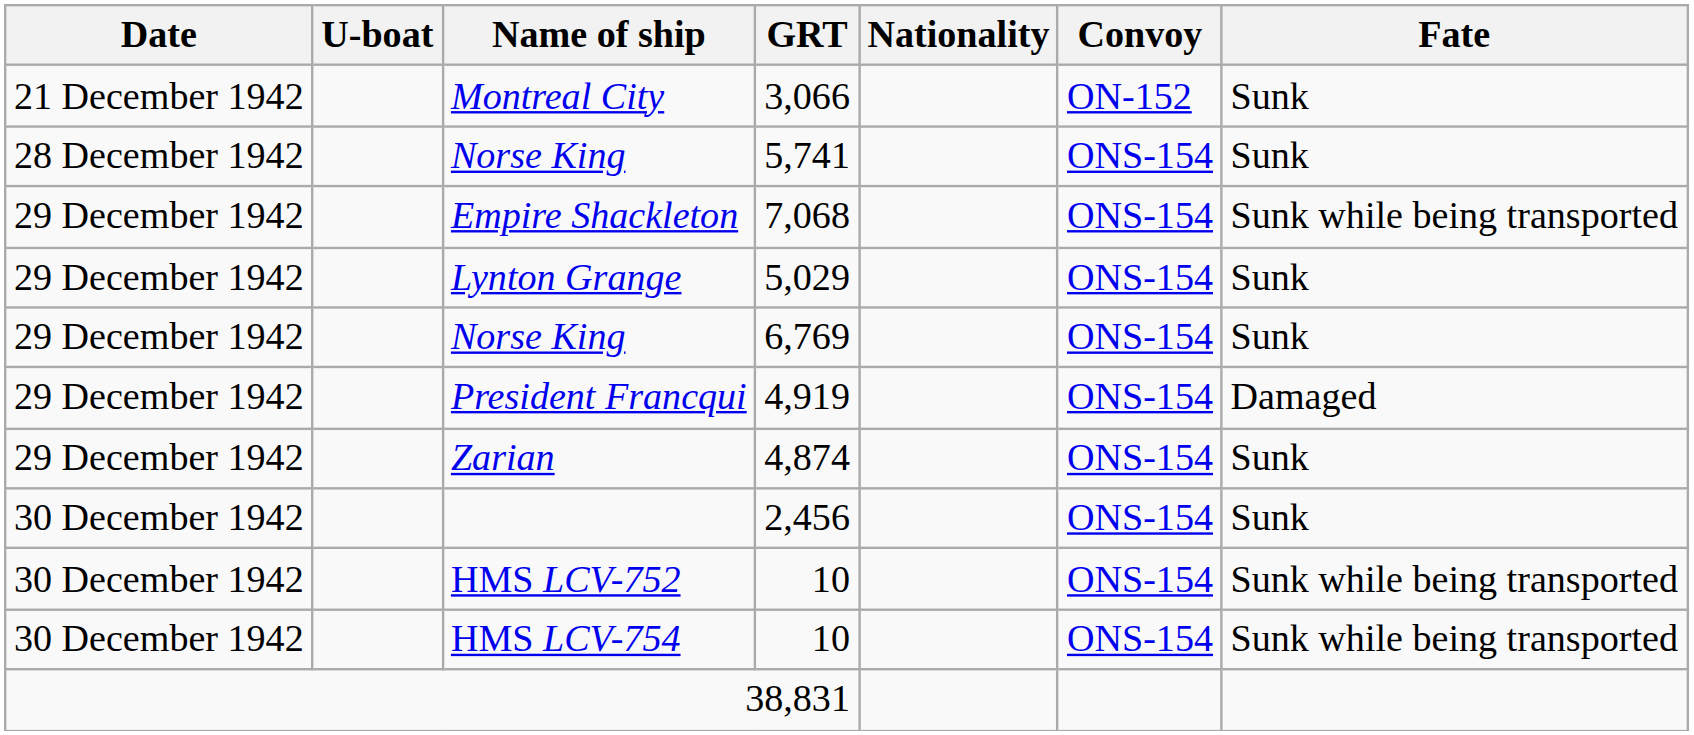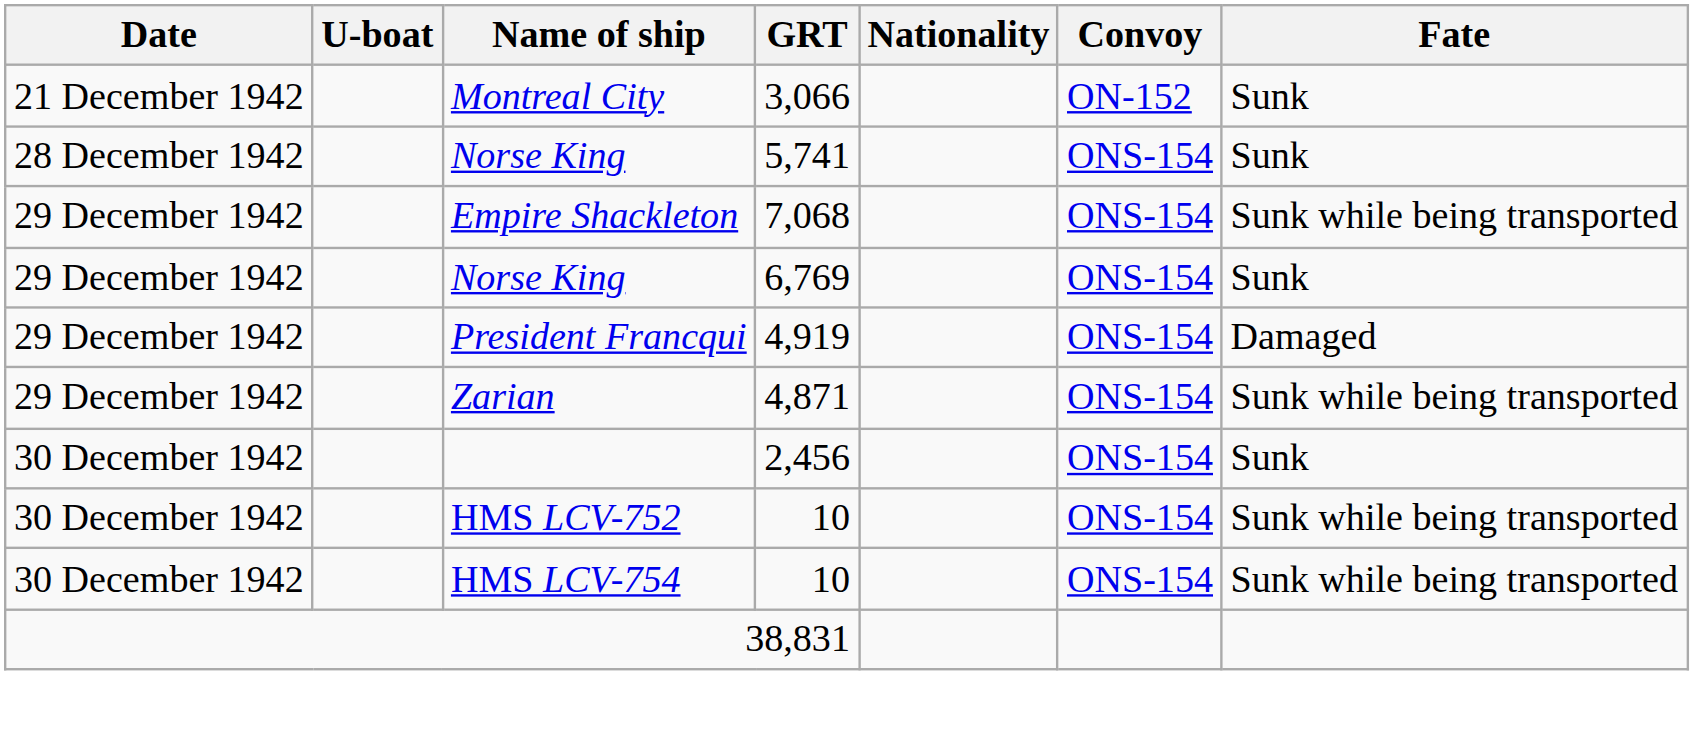- row: (159, 276)
(807, 457) 4,874 -> (807, 397) 4,871
(1270, 457) Sunk -> (1454, 397) Sunk while being transported
